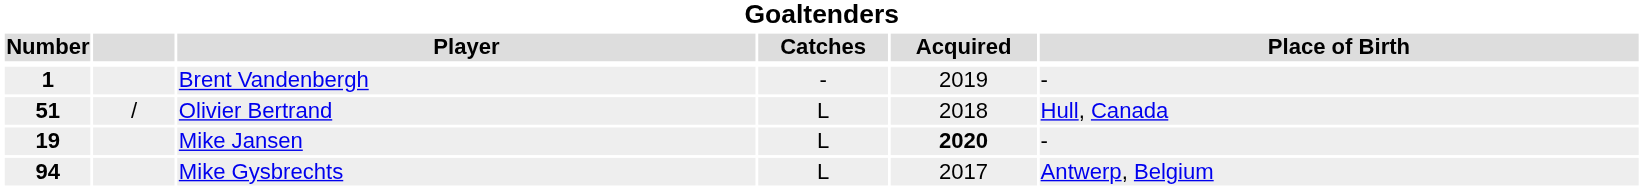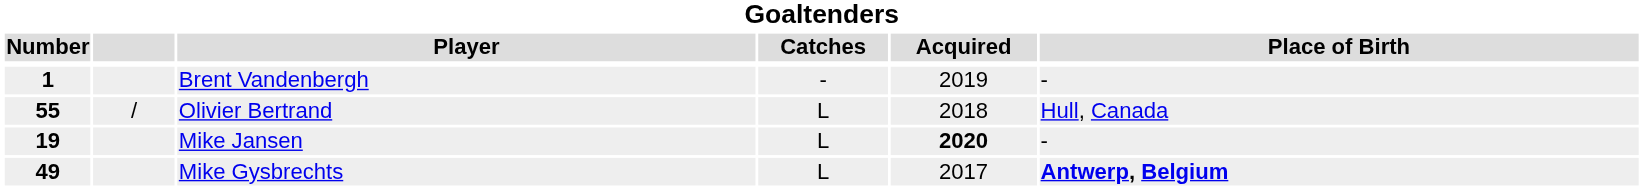(48, 110) 51 -> (48, 110) 55
(48, 171) 94 -> (48, 171) 49
(1127, 171) normal -> (1134, 171) bold
